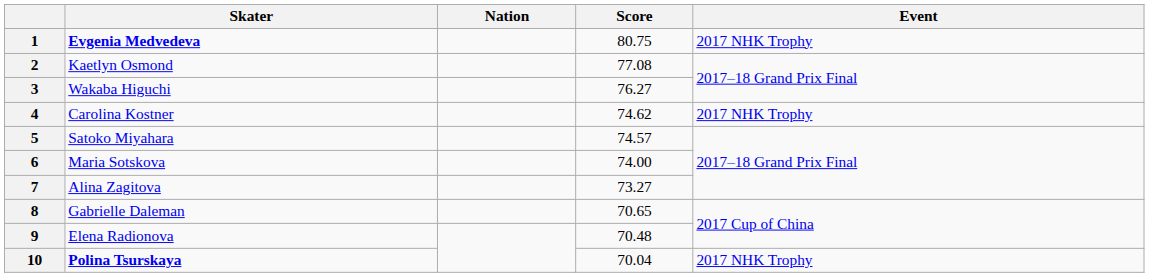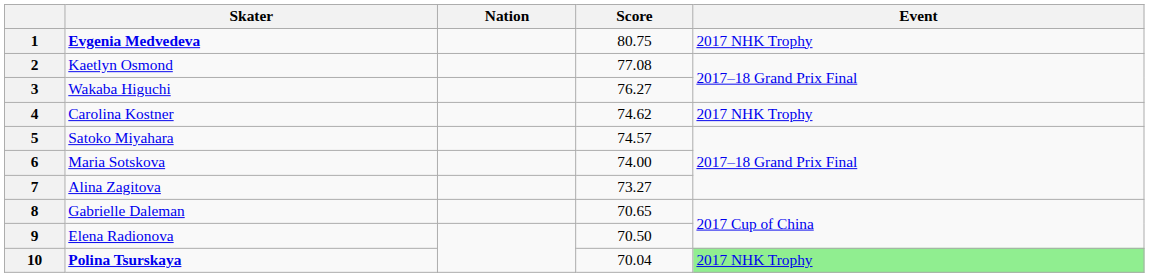(634, 235) 70.48 -> (634, 235) 70.50
(754, 260) no background -> (754, 260) lightgreen background
